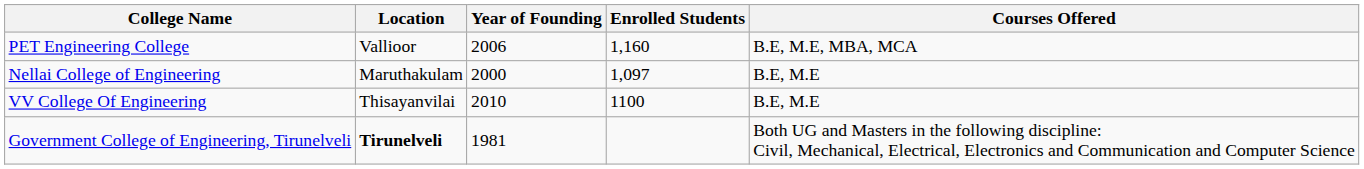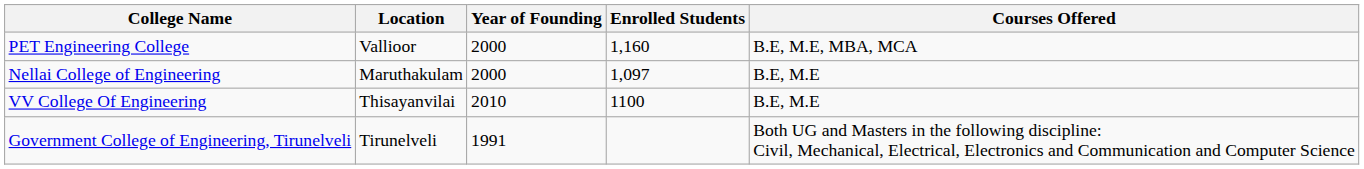(489, 46) 2006 -> (489, 46) 2000
(401, 140) bold -> (398, 140) normal
(489, 140) 1981 -> (489, 140) 1991
